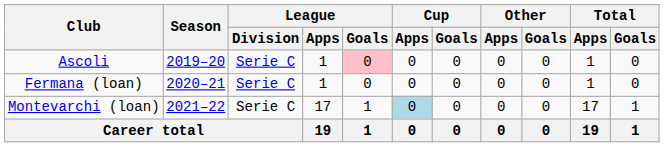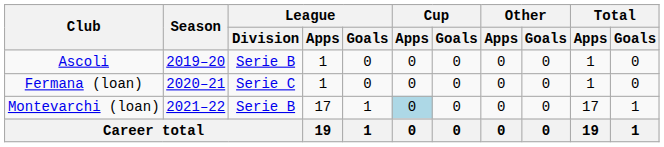(266, 62) Serie C -> (266, 62) Serie B
(367, 62) pink background -> (367, 62) no background
(266, 108) Serie C -> (266, 108) Serie B
